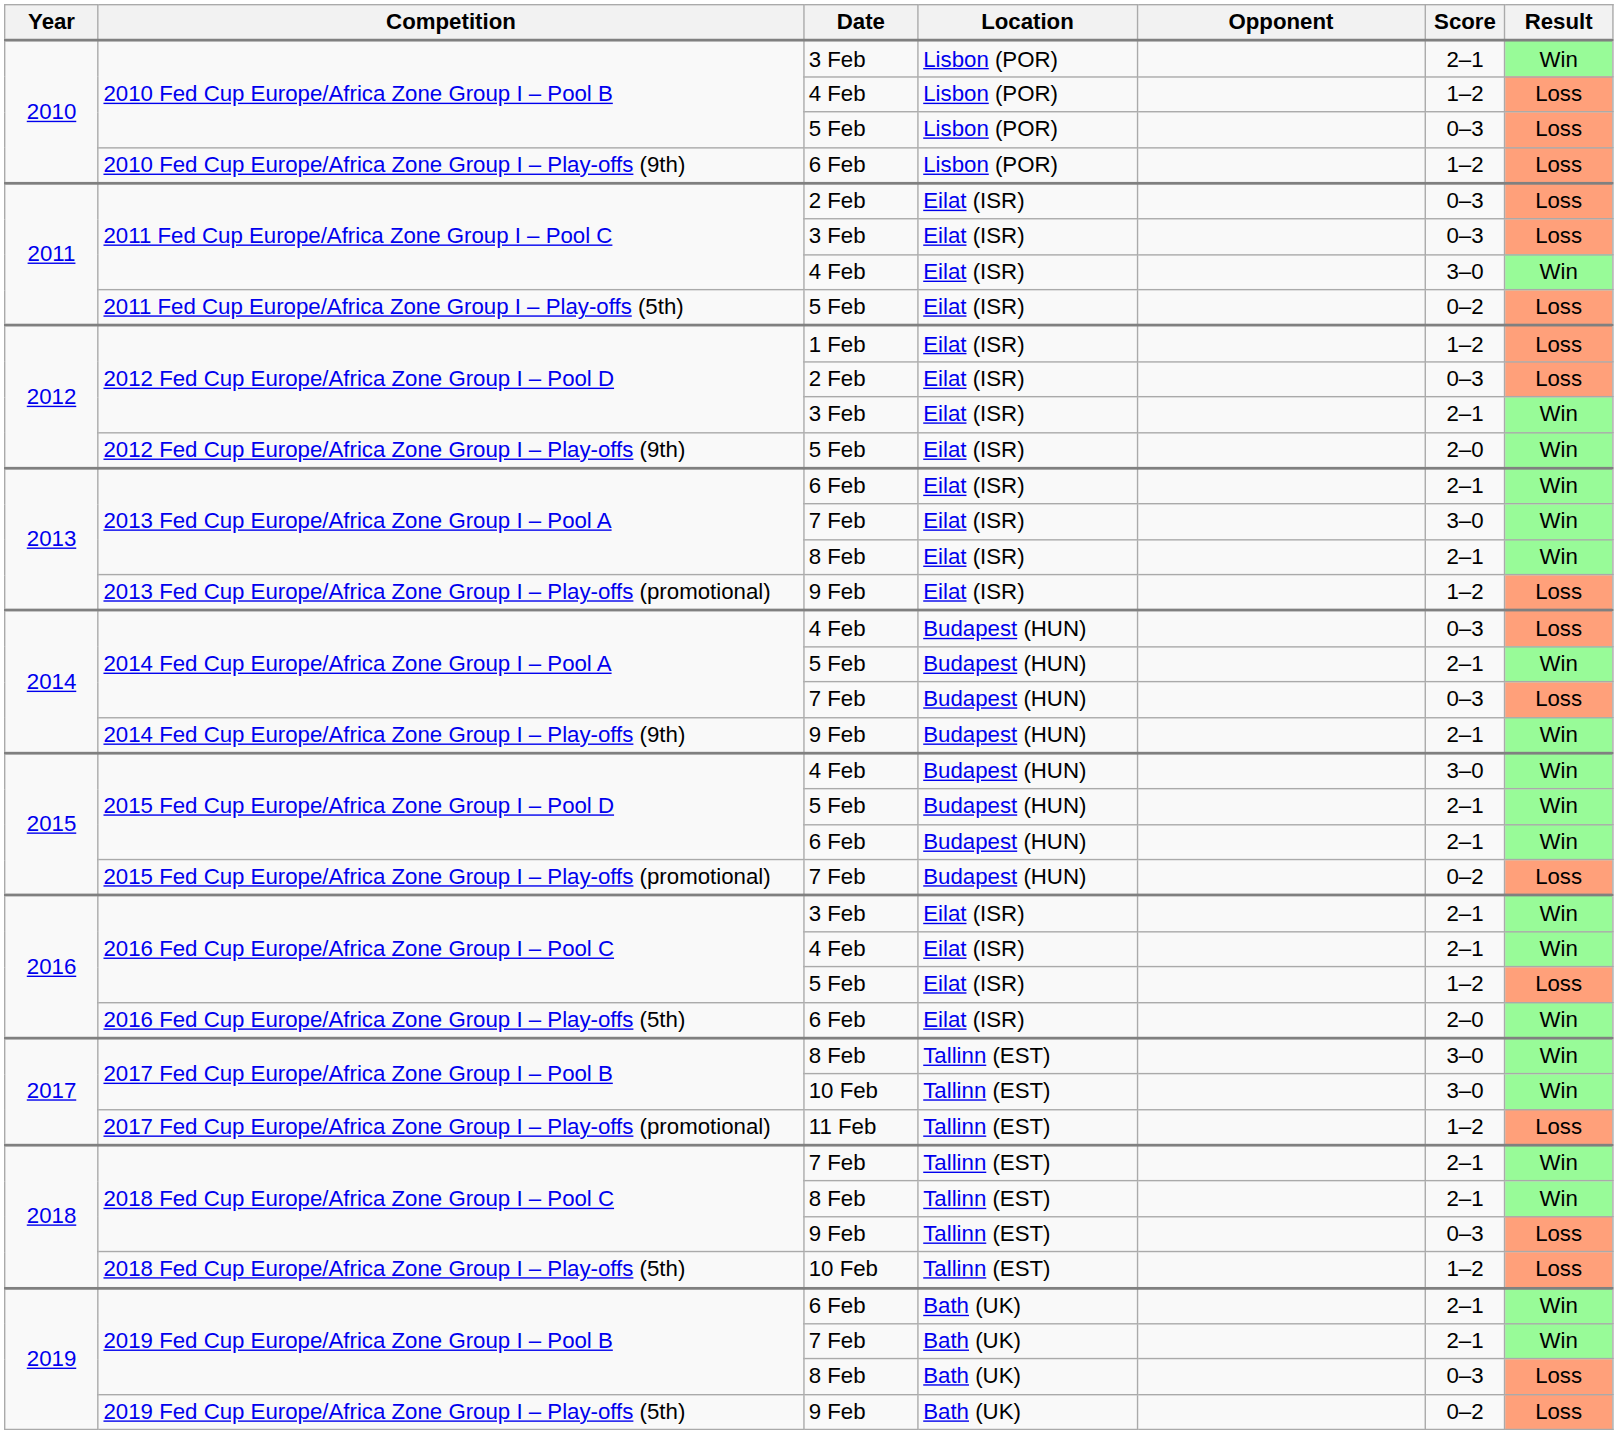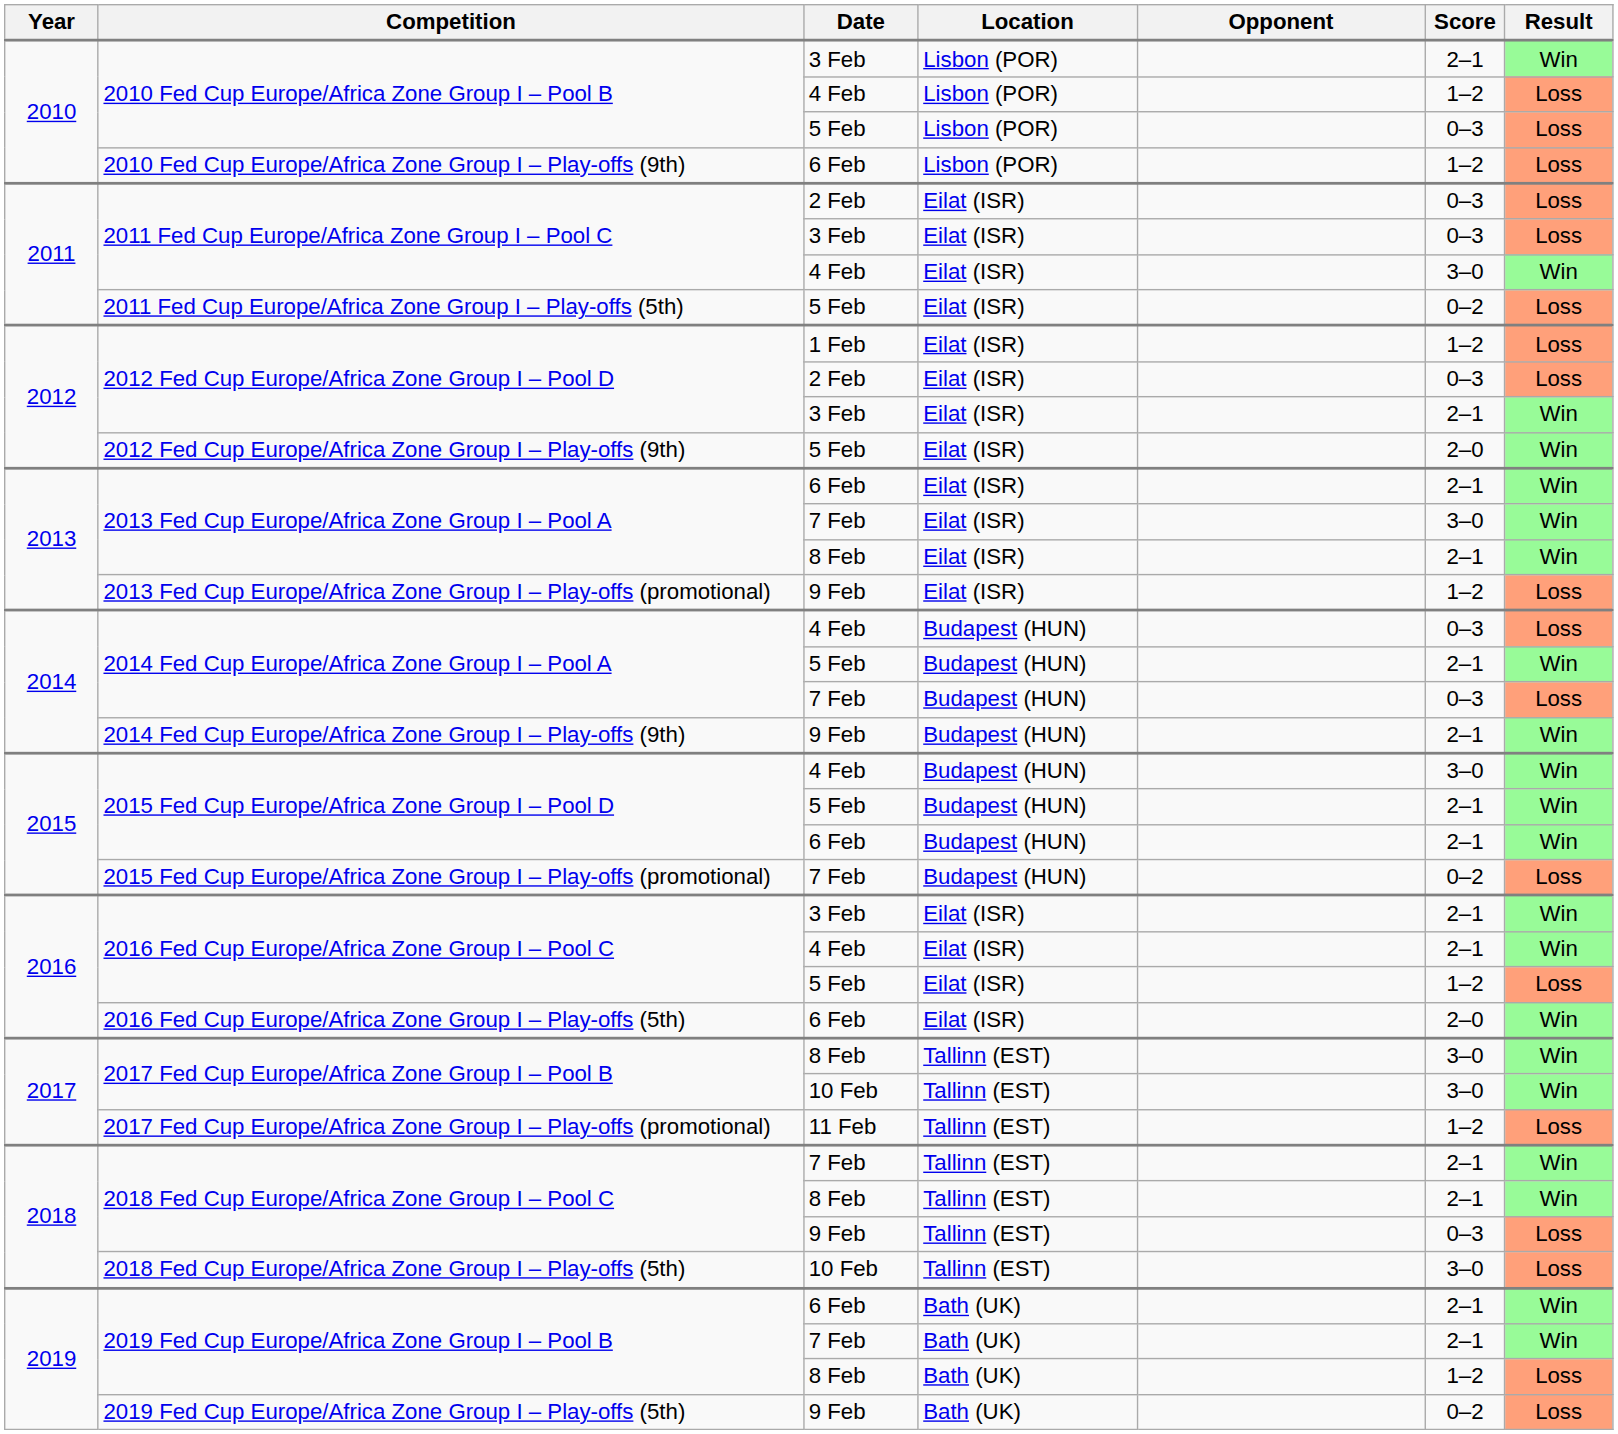(1465, 1269) 1–2 -> (1465, 1269) 3–0
(1465, 1376) 0–3 -> (1465, 1376) 1–2
